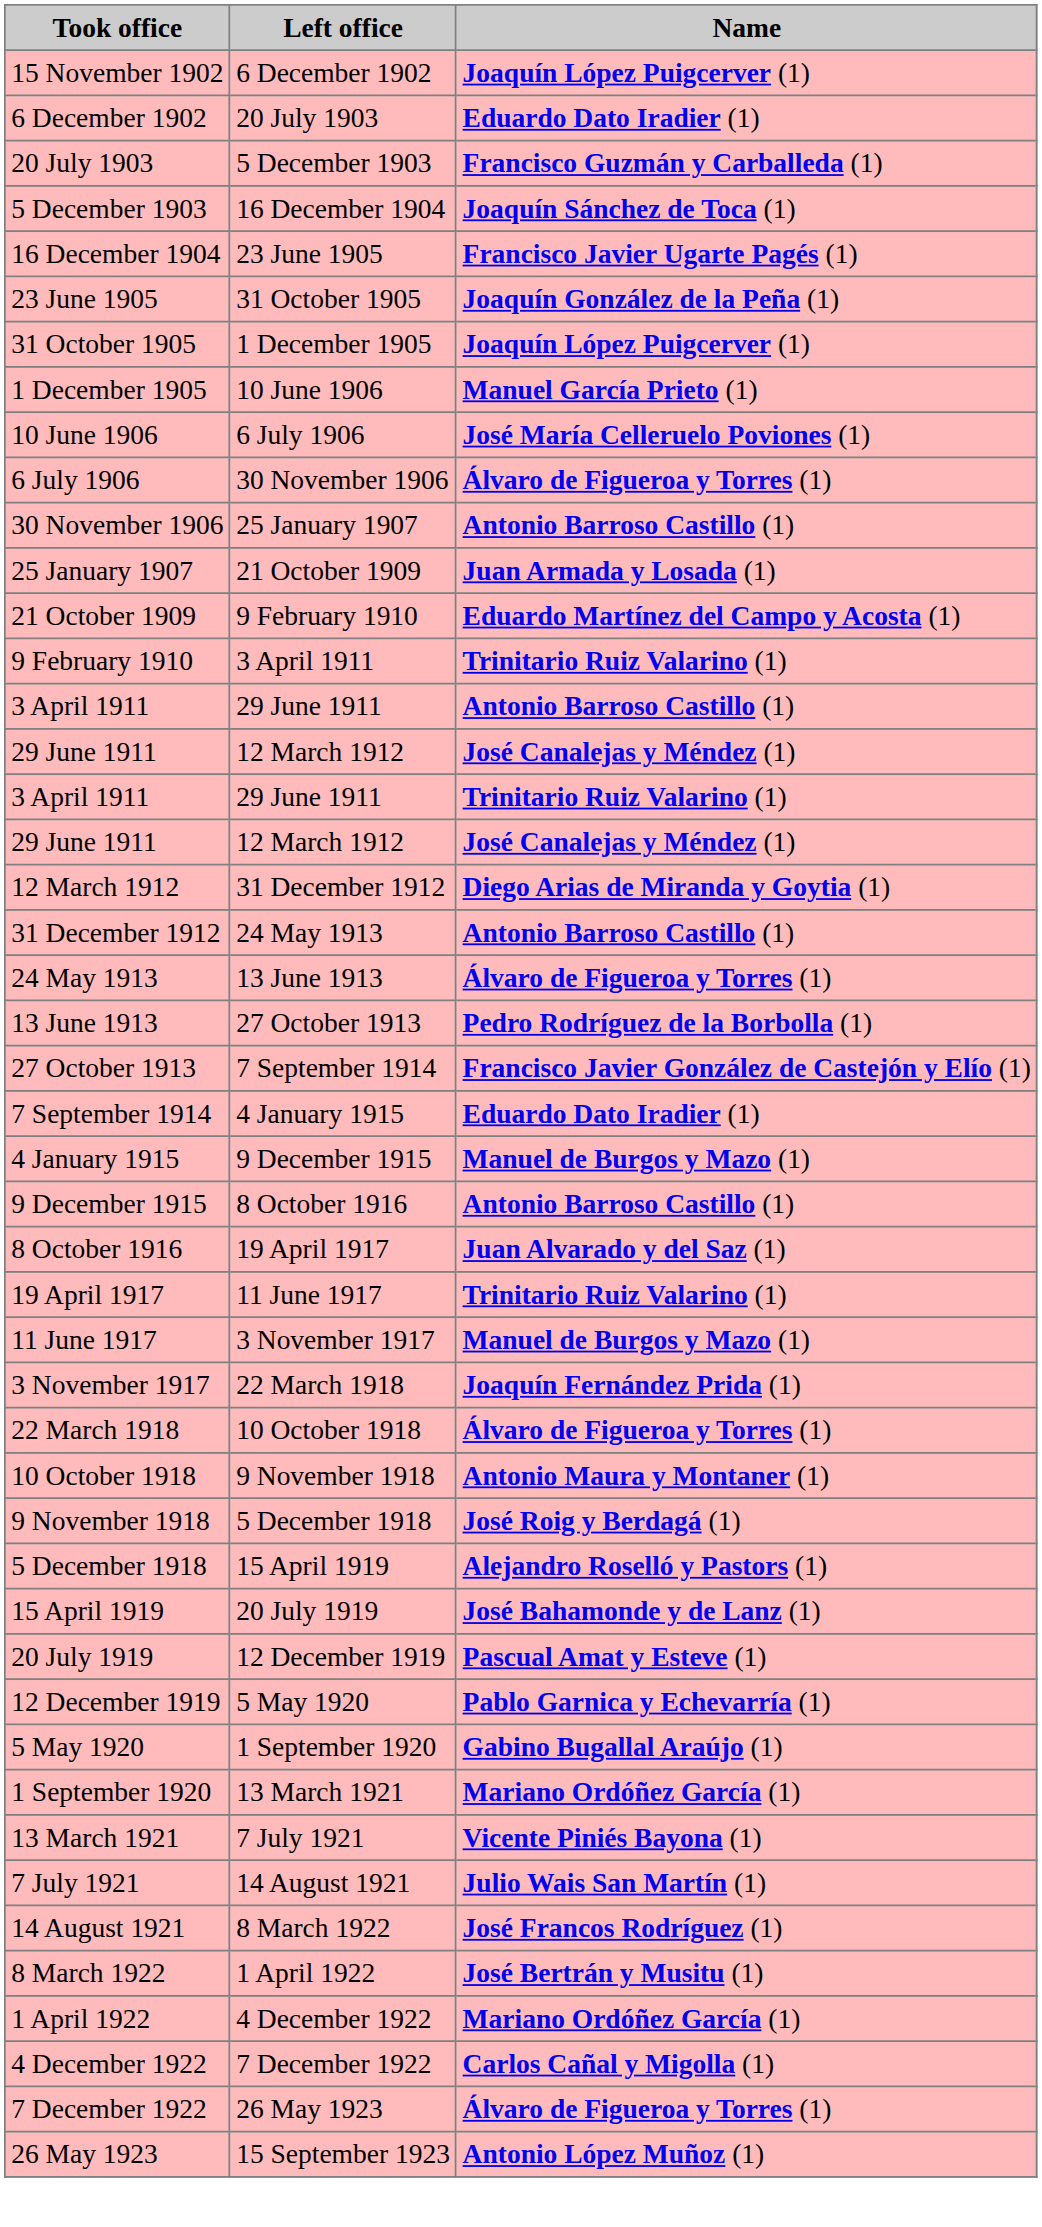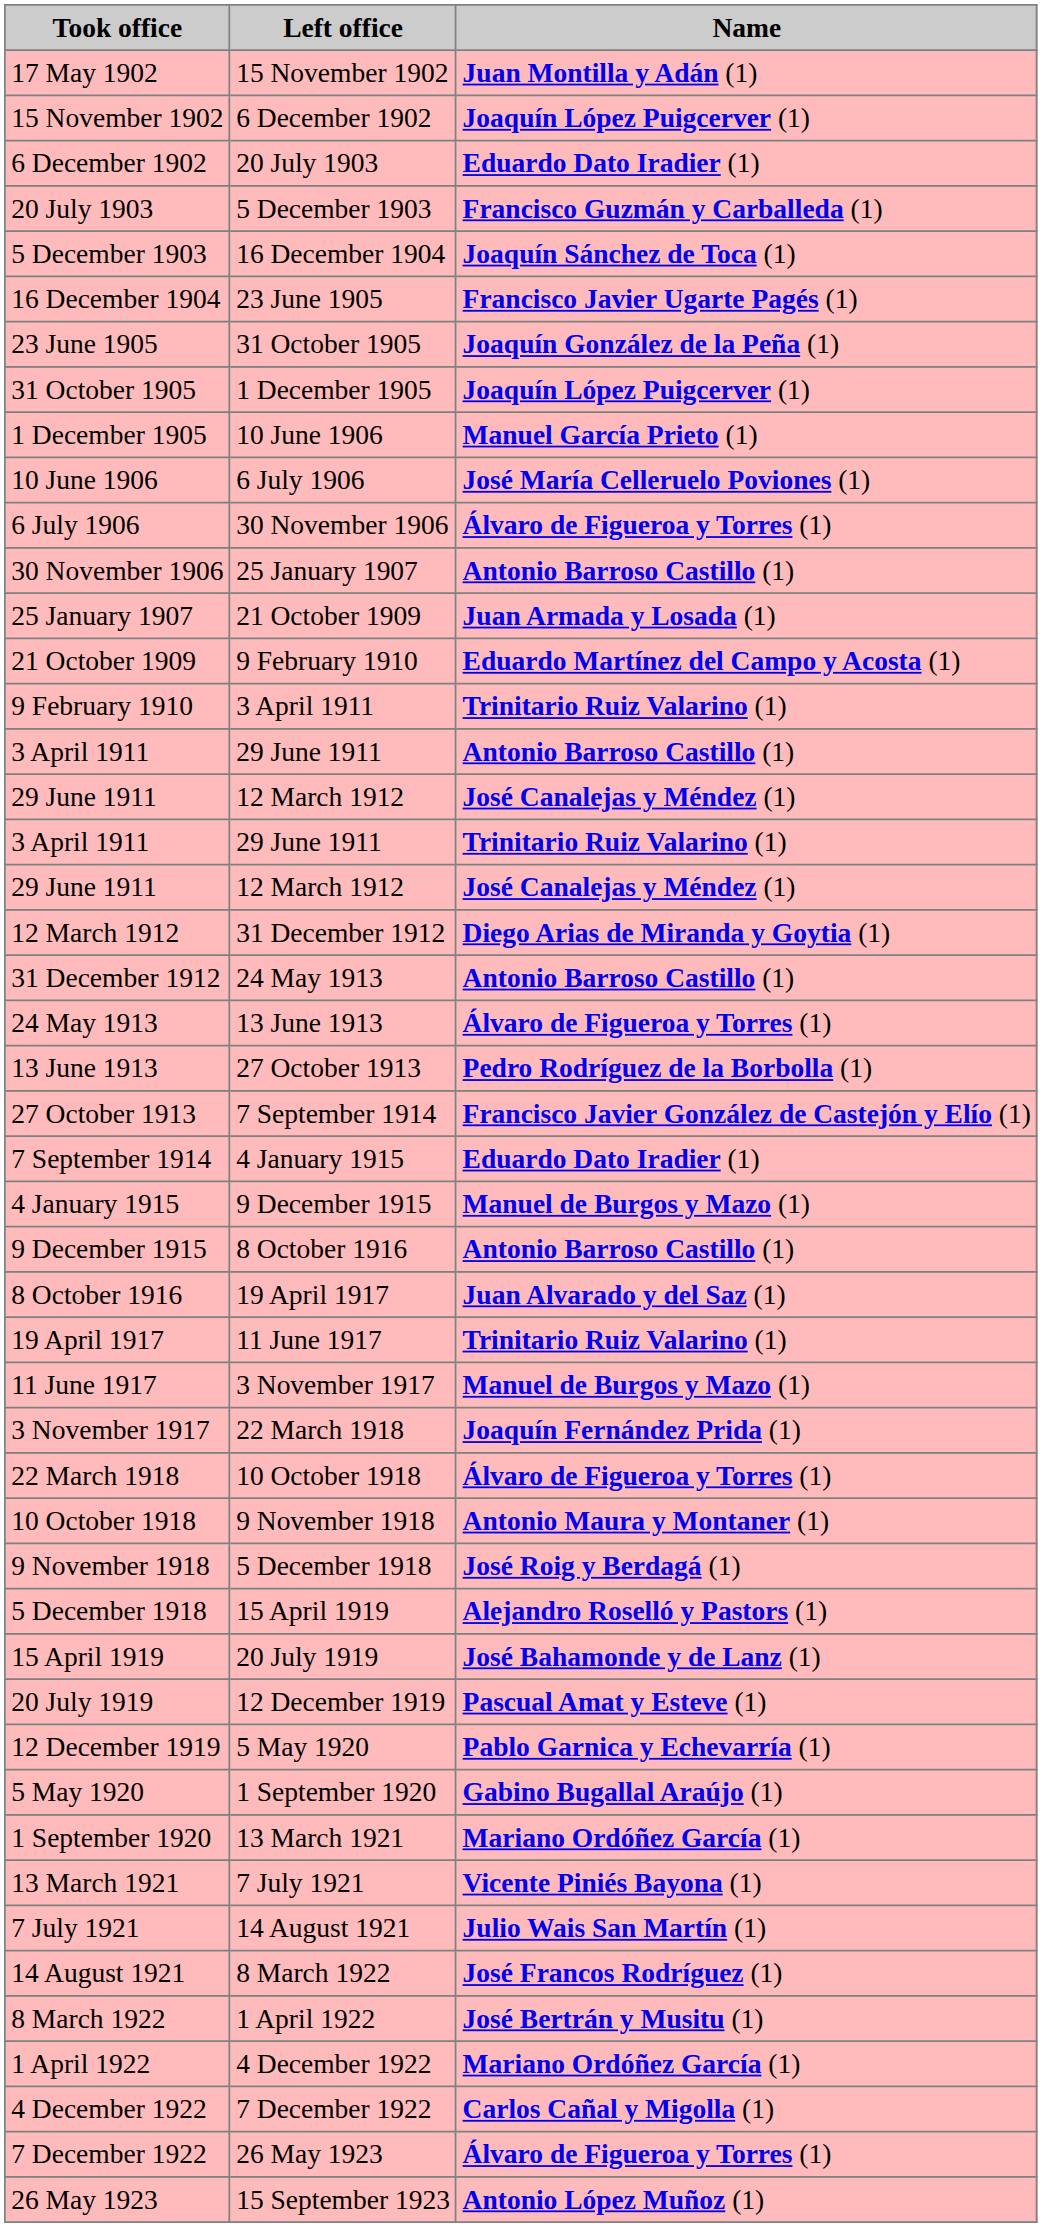+ row: (85, 72)
